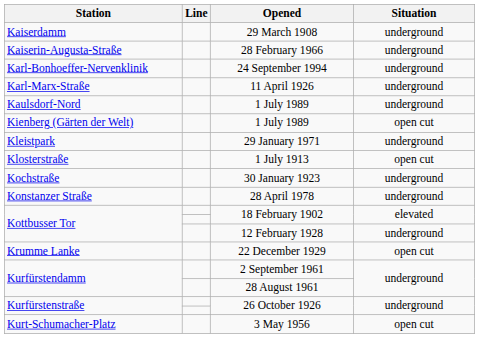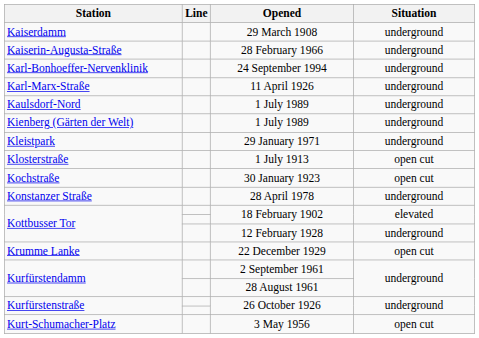(414, 123) open cut -> (414, 123) underground
(414, 178) underground -> (414, 178) open cut
